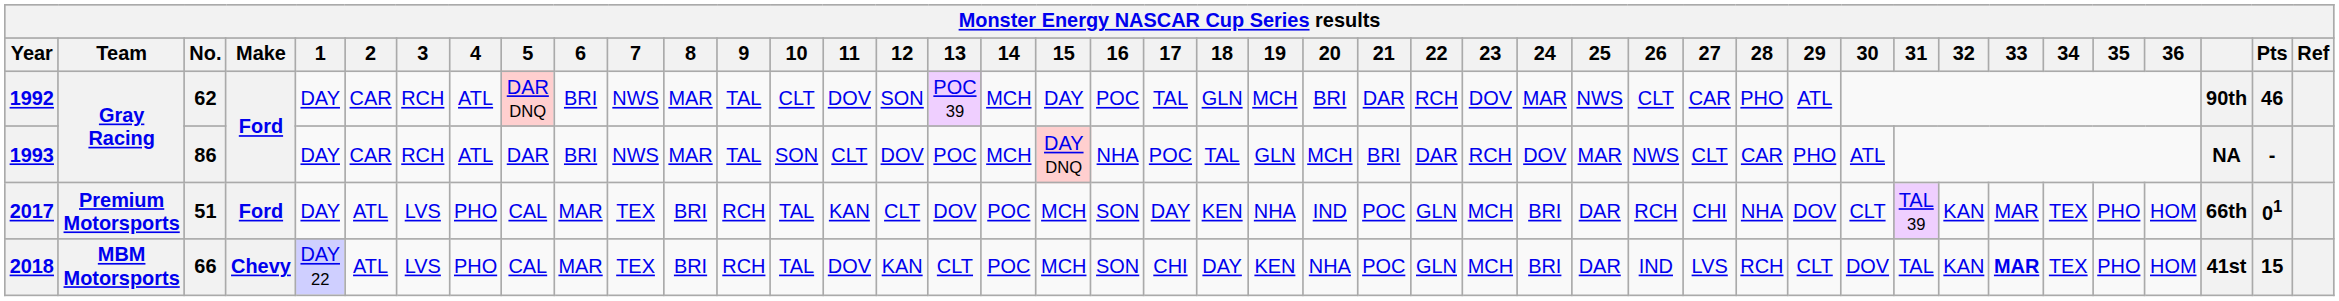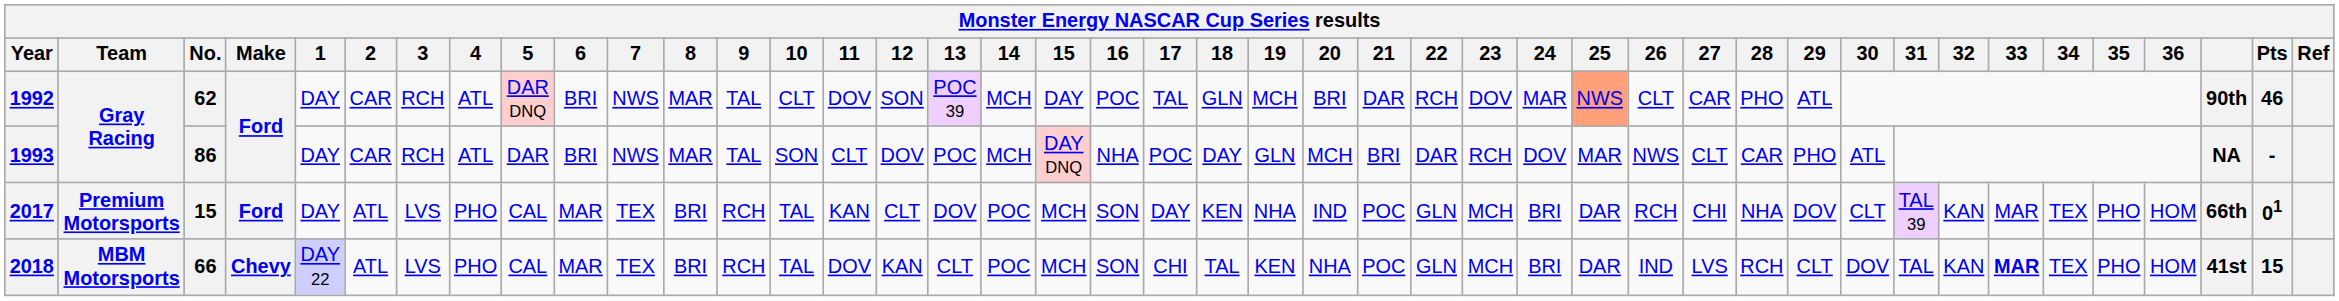(1600, 99) no background -> (1600, 99) lightsalmon background
(1222, 155) TAL -> (1222, 155) DAY
(205, 211) 51 -> (205, 211) 15
(1222, 267) DAY -> (1222, 267) TAL
